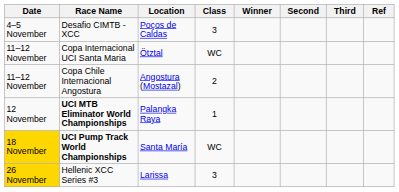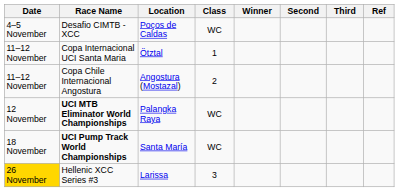(214, 29) 3 -> (214, 29) WC
(214, 53) WC -> (214, 53) 1
(214, 114) 1 -> (214, 114) WC
(26, 147) gold background -> (26, 147) no background
